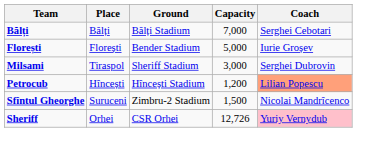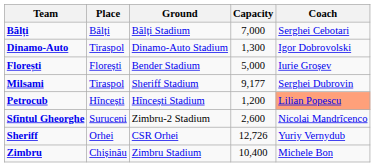+ row: (38, 48)
(235, 66) 3,000 -> (253, 83) 9,177
(235, 101) 1,500 -> (253, 118) 2,600
(294, 118) pink background -> (312, 136) no background
+ row: (24, 153)
